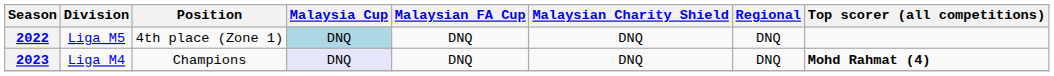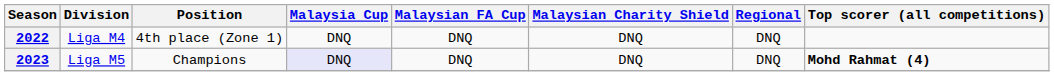(96, 37) Liga M5 -> (96, 37) Liga M4
(339, 37) lightblue background -> (339, 37) no background
(96, 59) Liga M4 -> (96, 59) Liga M5
